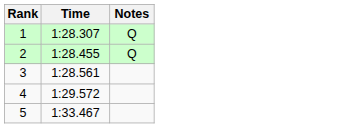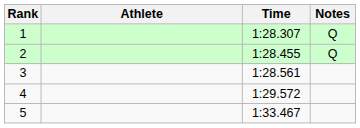+ column: (142, 14)
